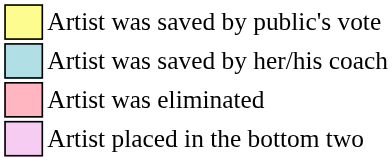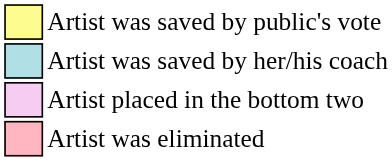rows swapped: (206, 138) <-> (156, 99)
